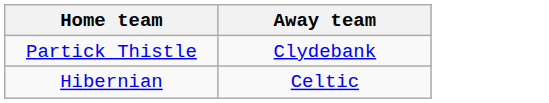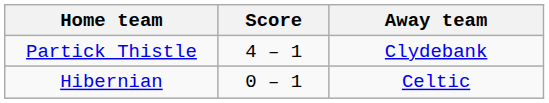+ column: (274, 20)
